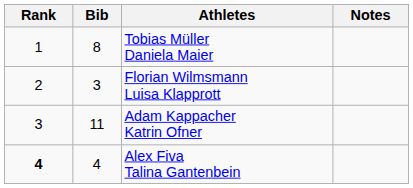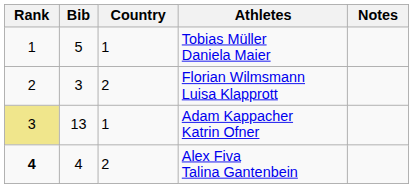+ column: (138, 15)
(97, 46) 8 -> (78, 46) 5
(39, 124) no background -> (32, 124) khaki background
(97, 124) 11 -> (78, 124) 13
